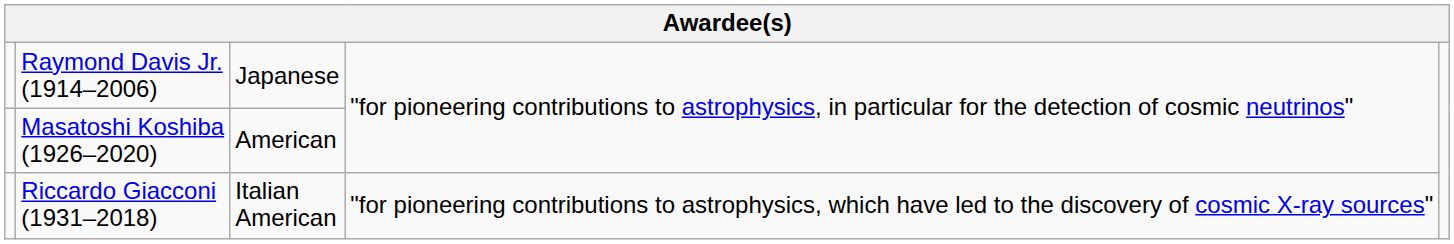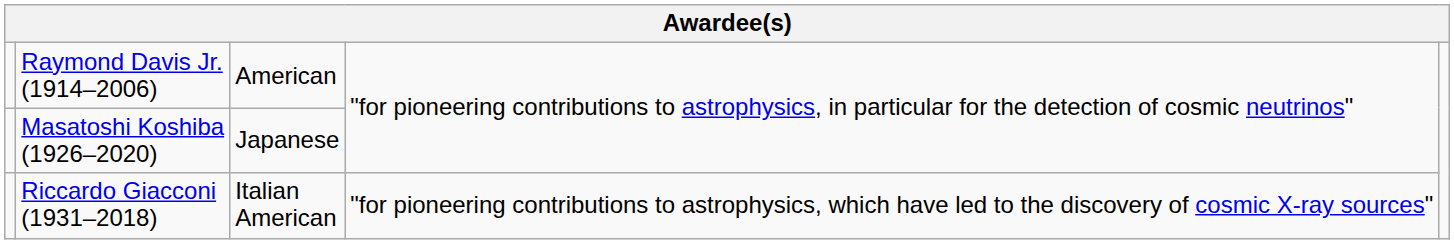(287, 75) Japanese -> (286, 75) American
(286, 140) American -> (287, 140) Japanese
